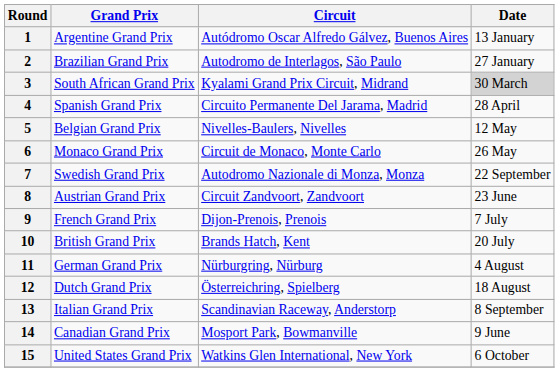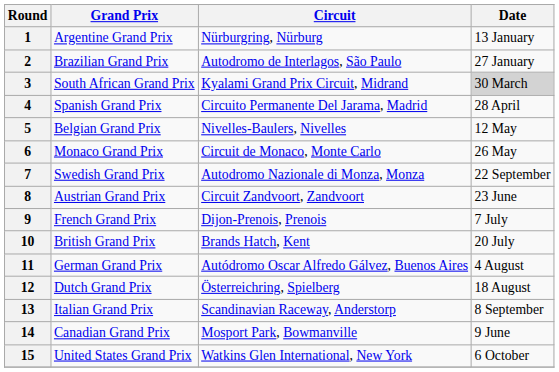(335, 38) Autódromo Oscar Alfredo Gálvez, Buenos Aires -> (262, 38) Nürburgring, Nürburg
(262, 264) Nürburgring, Nürburg -> (335, 264) Autódromo Oscar Alfredo Gálvez, Buenos Aires
